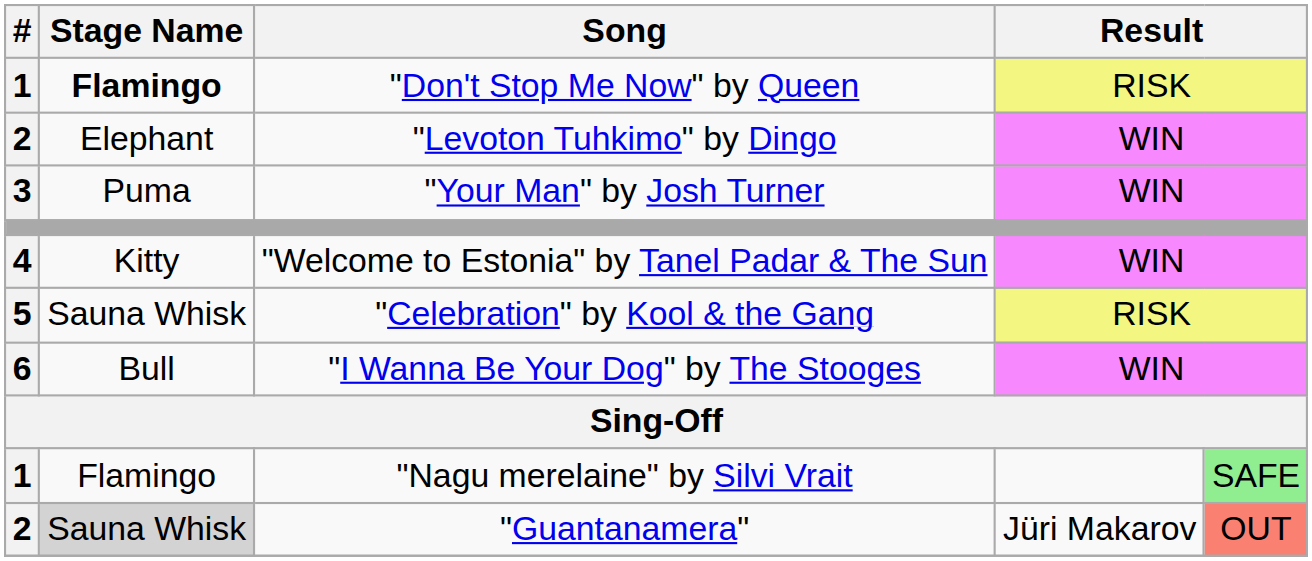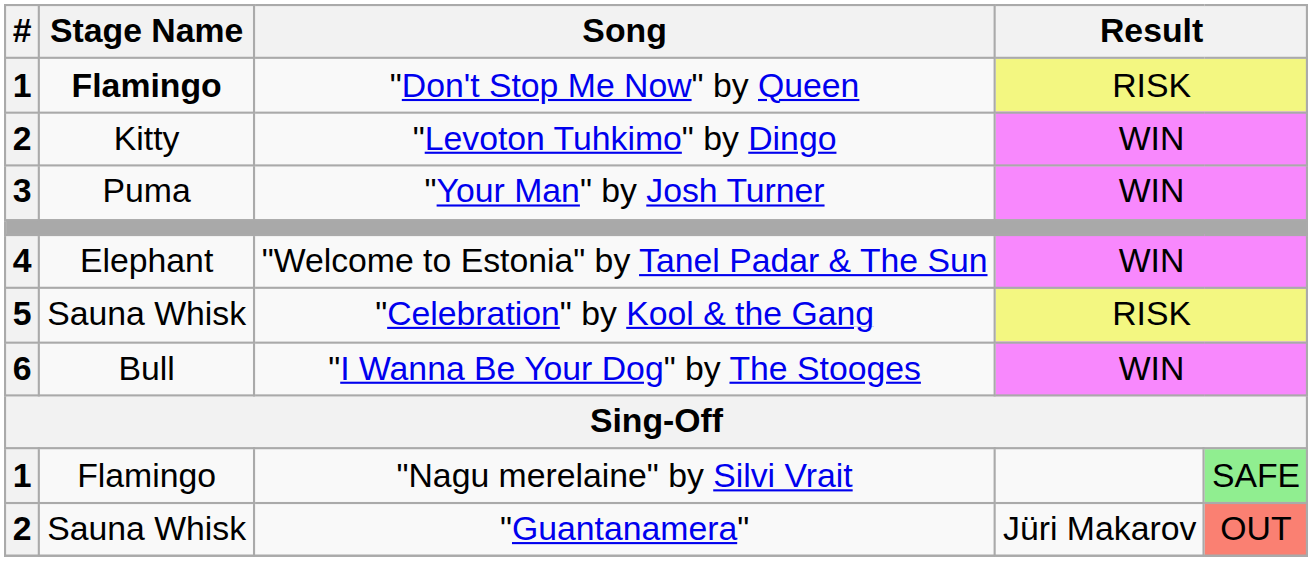(147, 138) Elephant -> (147, 138) Kitty
(147, 260) Kitty -> (147, 260) Elephant
(147, 528) lightgrey background -> (147, 528) no background
